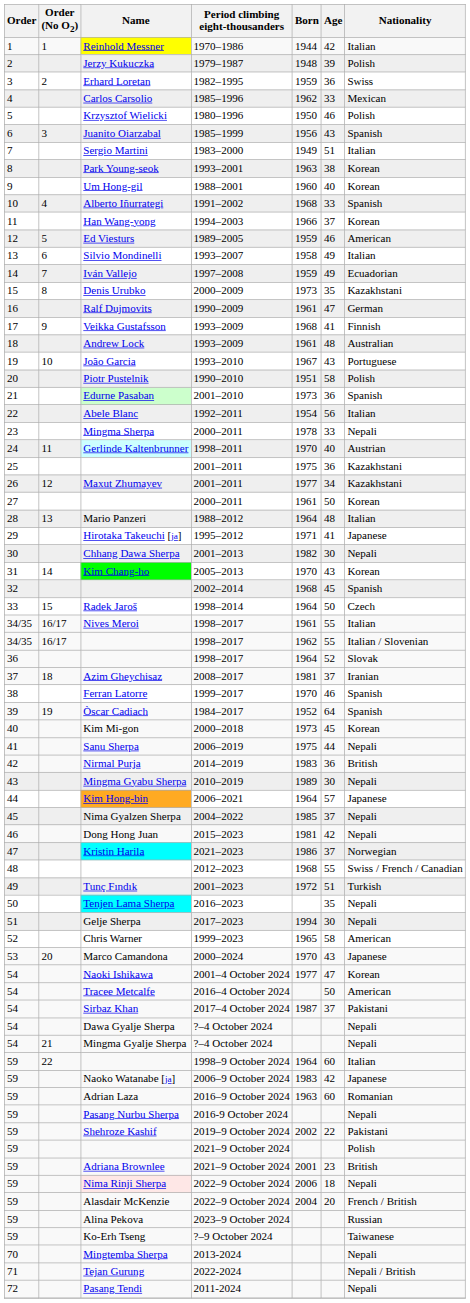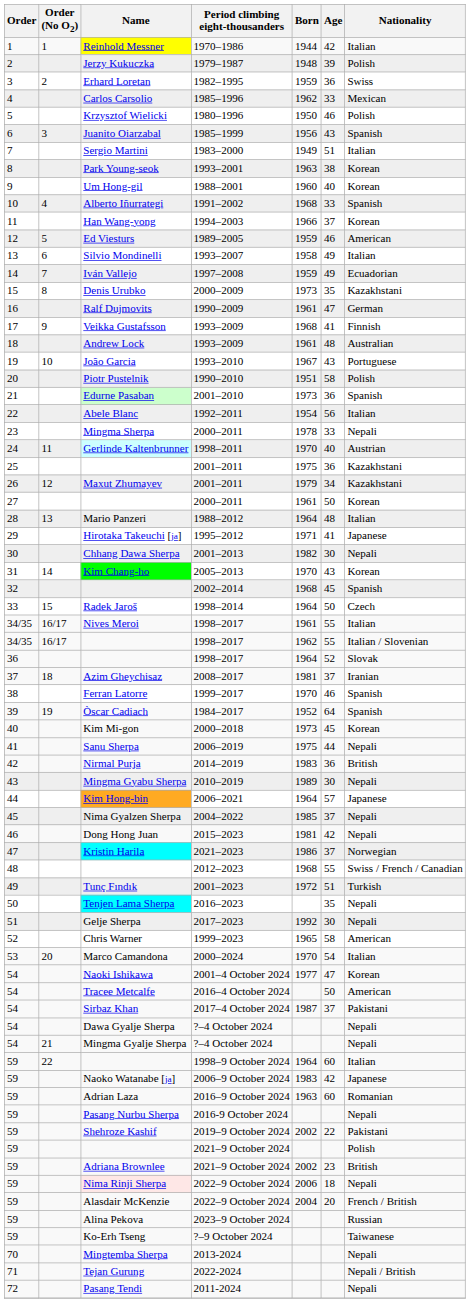(306, 483) 1977 -> (306, 483) 1979
(306, 921) 1994 -> (306, 921) 1992
(329, 956) 43 -> (329, 956) 54
(367, 956) Japanese -> (361, 956) Italian
(306, 1166) 2001 -> (306, 1166) 2002
